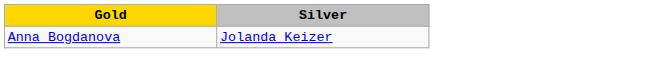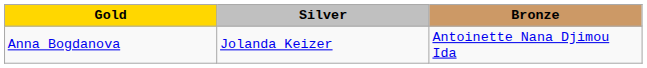+ column: (535, 15)
